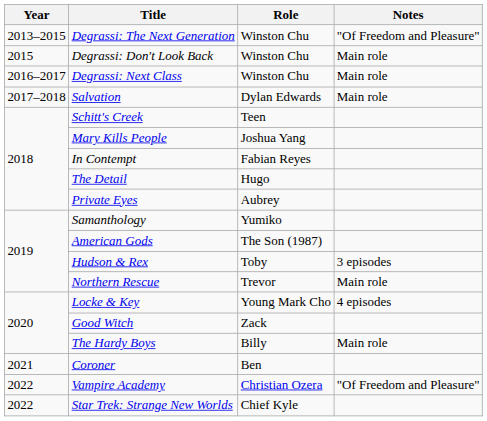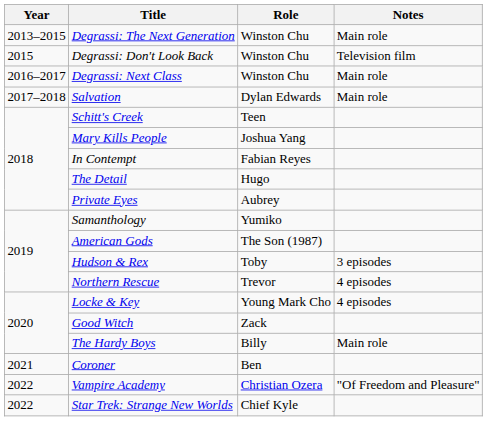(408, 35) "Of Freedom and Pleasure" -> (362, 35) Main role
(362, 55) Main role -> (376, 55) Television film
(362, 281) Main role -> (364, 281) 4 episodes
